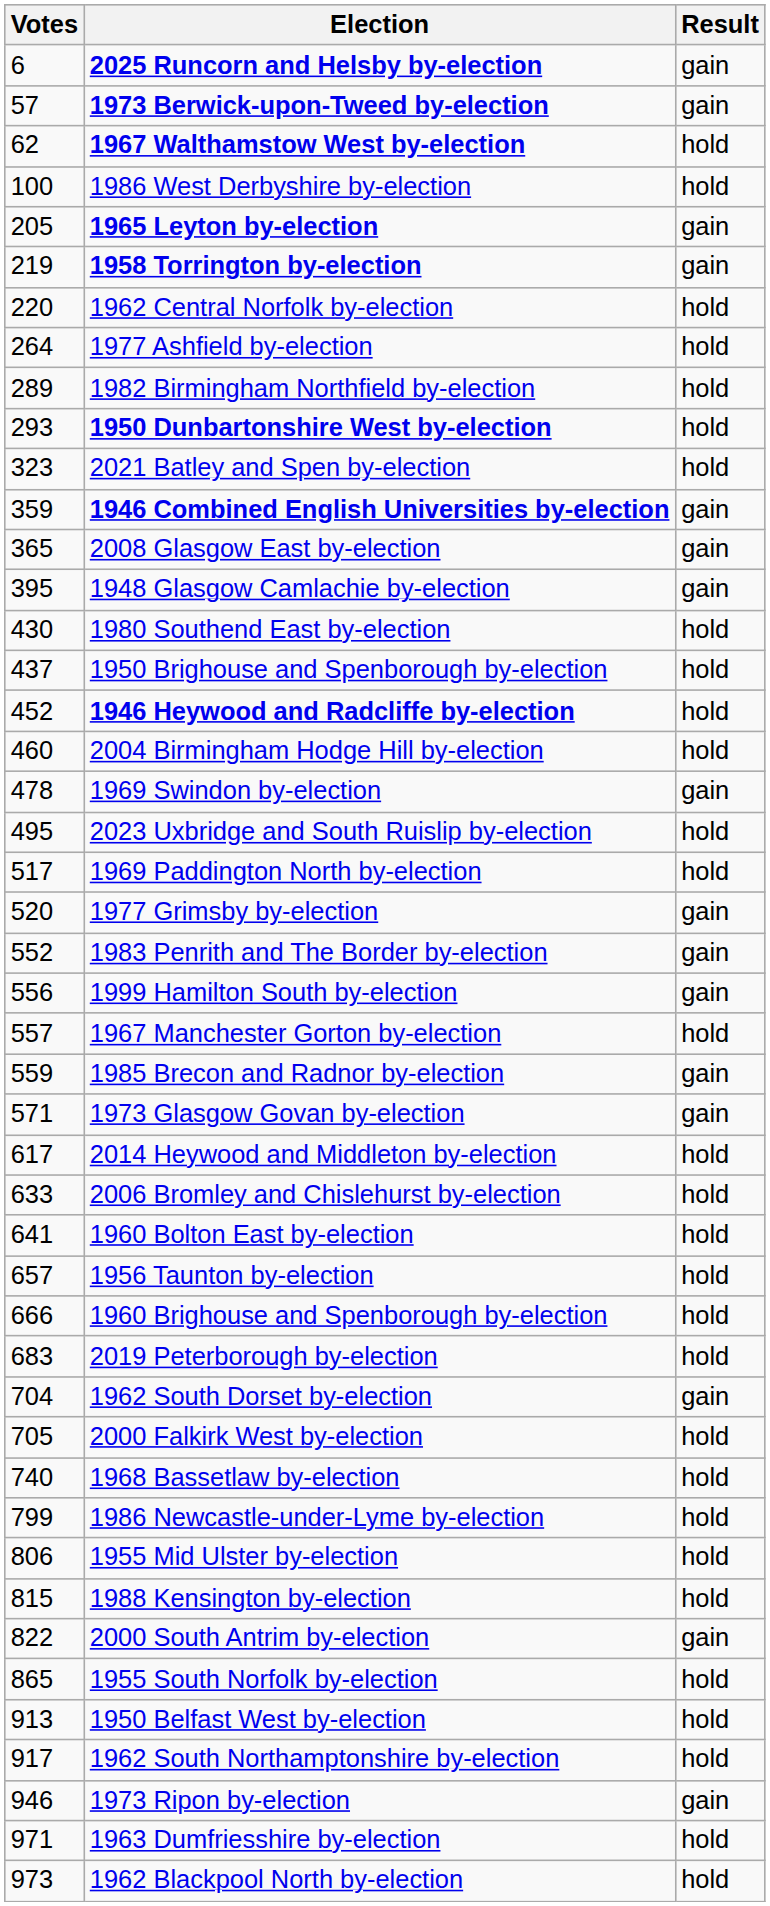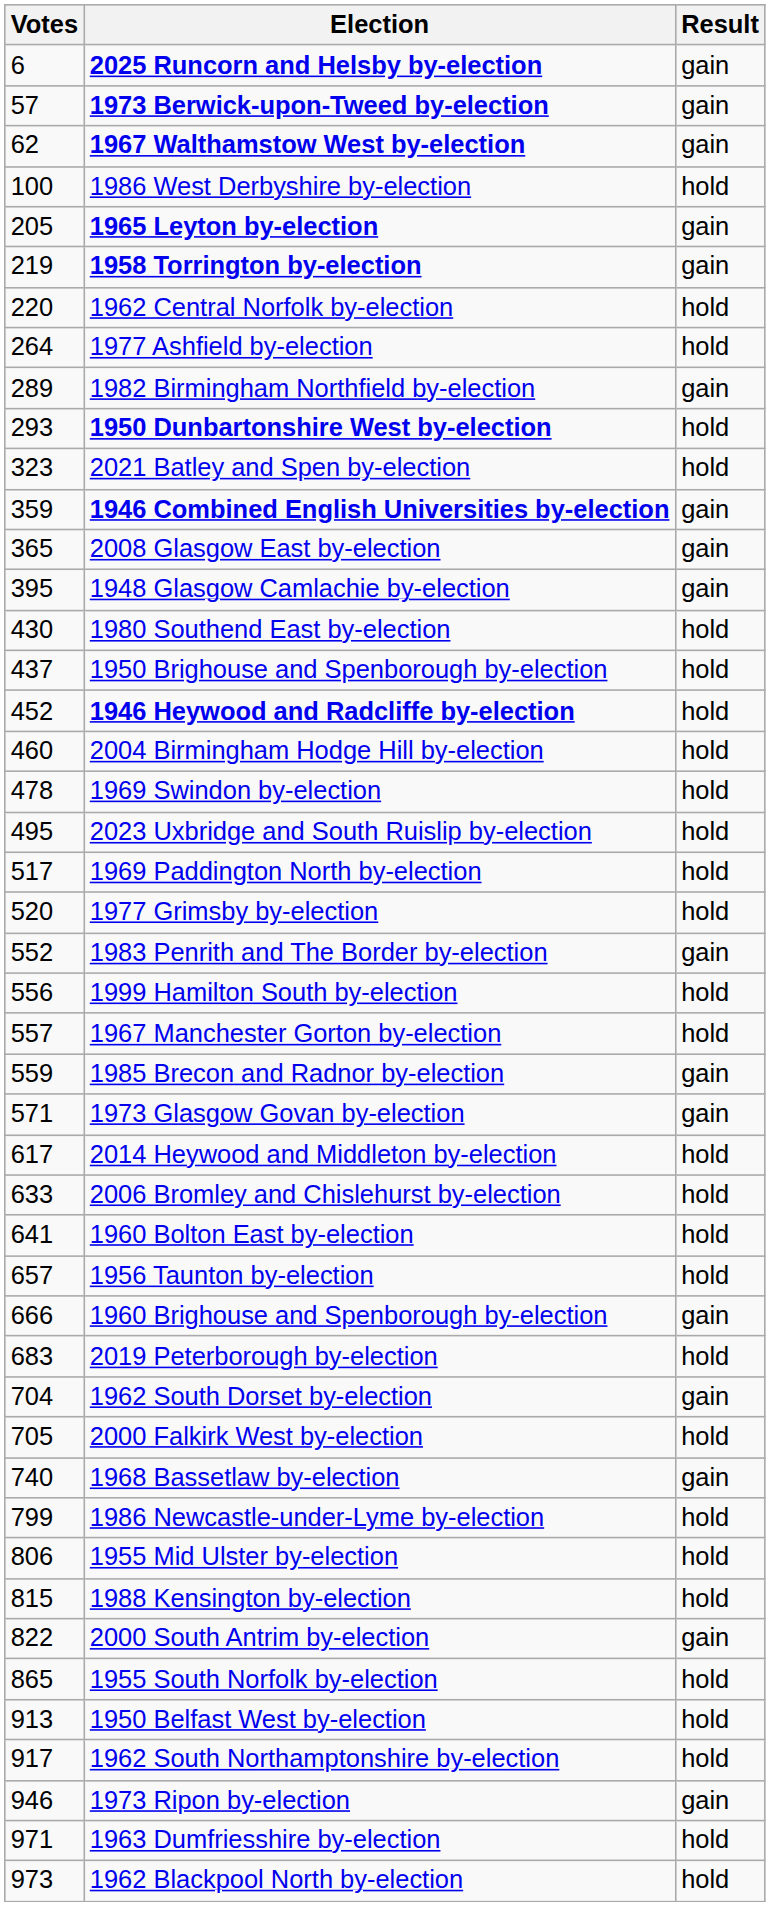(705, 145) hold -> (705, 145) gain
(705, 387) hold -> (705, 387) gain
(705, 791) gain -> (705, 791) hold
(705, 912) gain -> (705, 912) hold
(705, 992) gain -> (705, 992) hold
(705, 1315) hold -> (705, 1315) gain
(705, 1477) hold -> (705, 1477) gain
